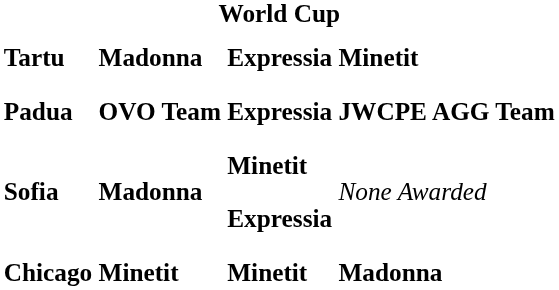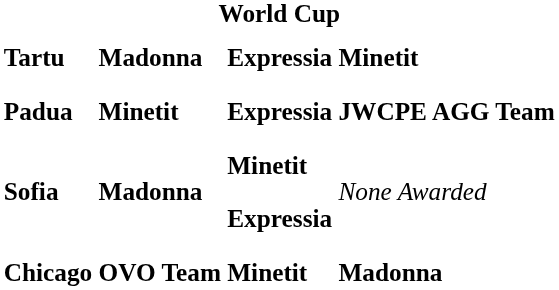(160, 111) OVO Team -> (139, 111) Minetit
(139, 272) Minetit -> (160, 272) OVO Team
